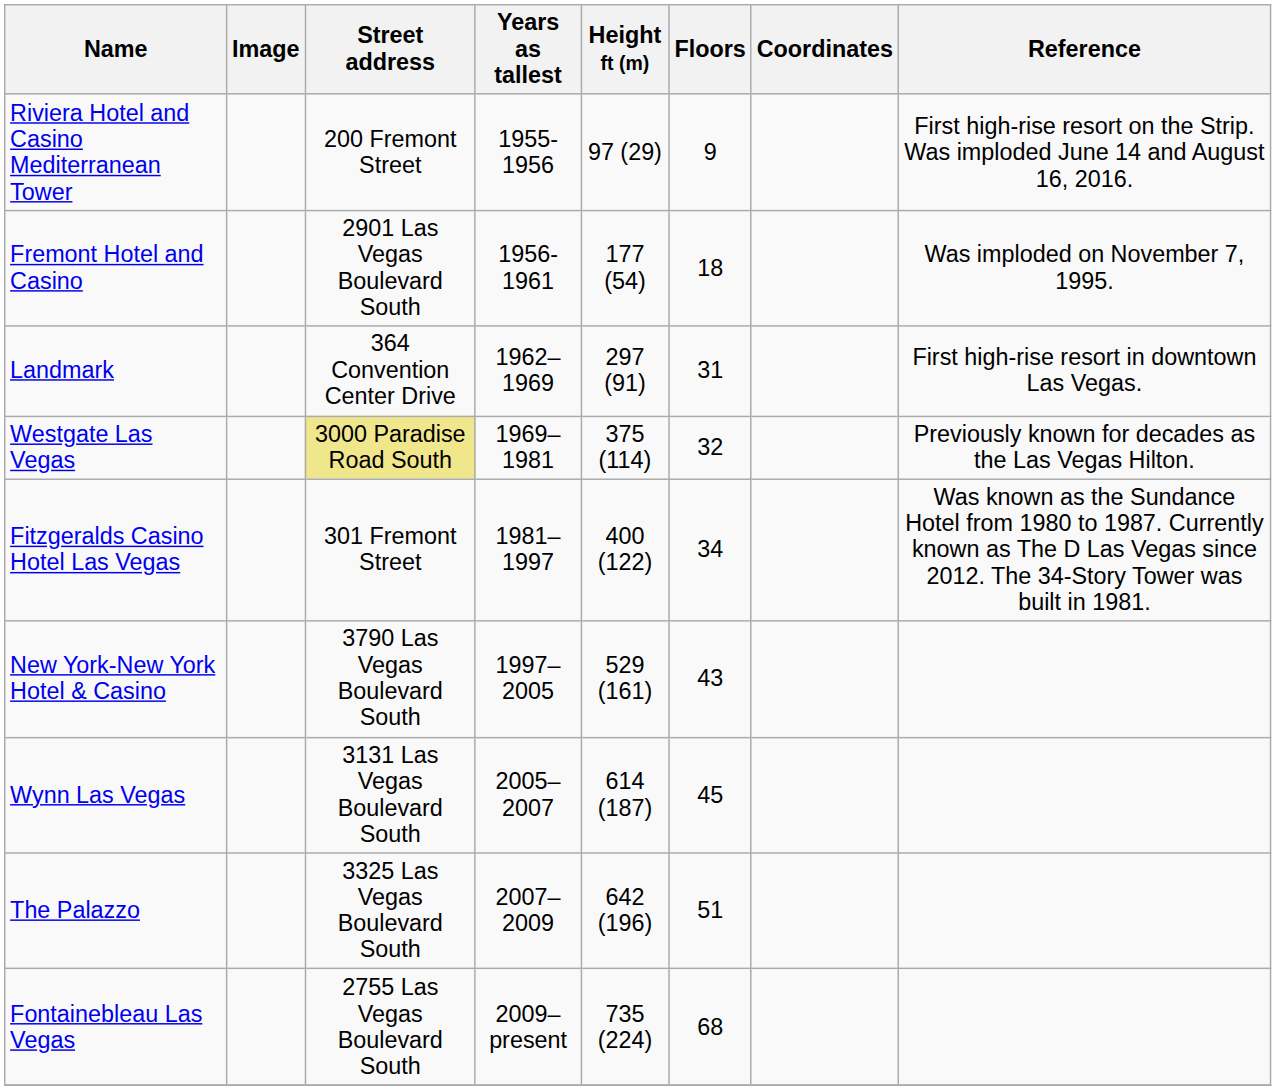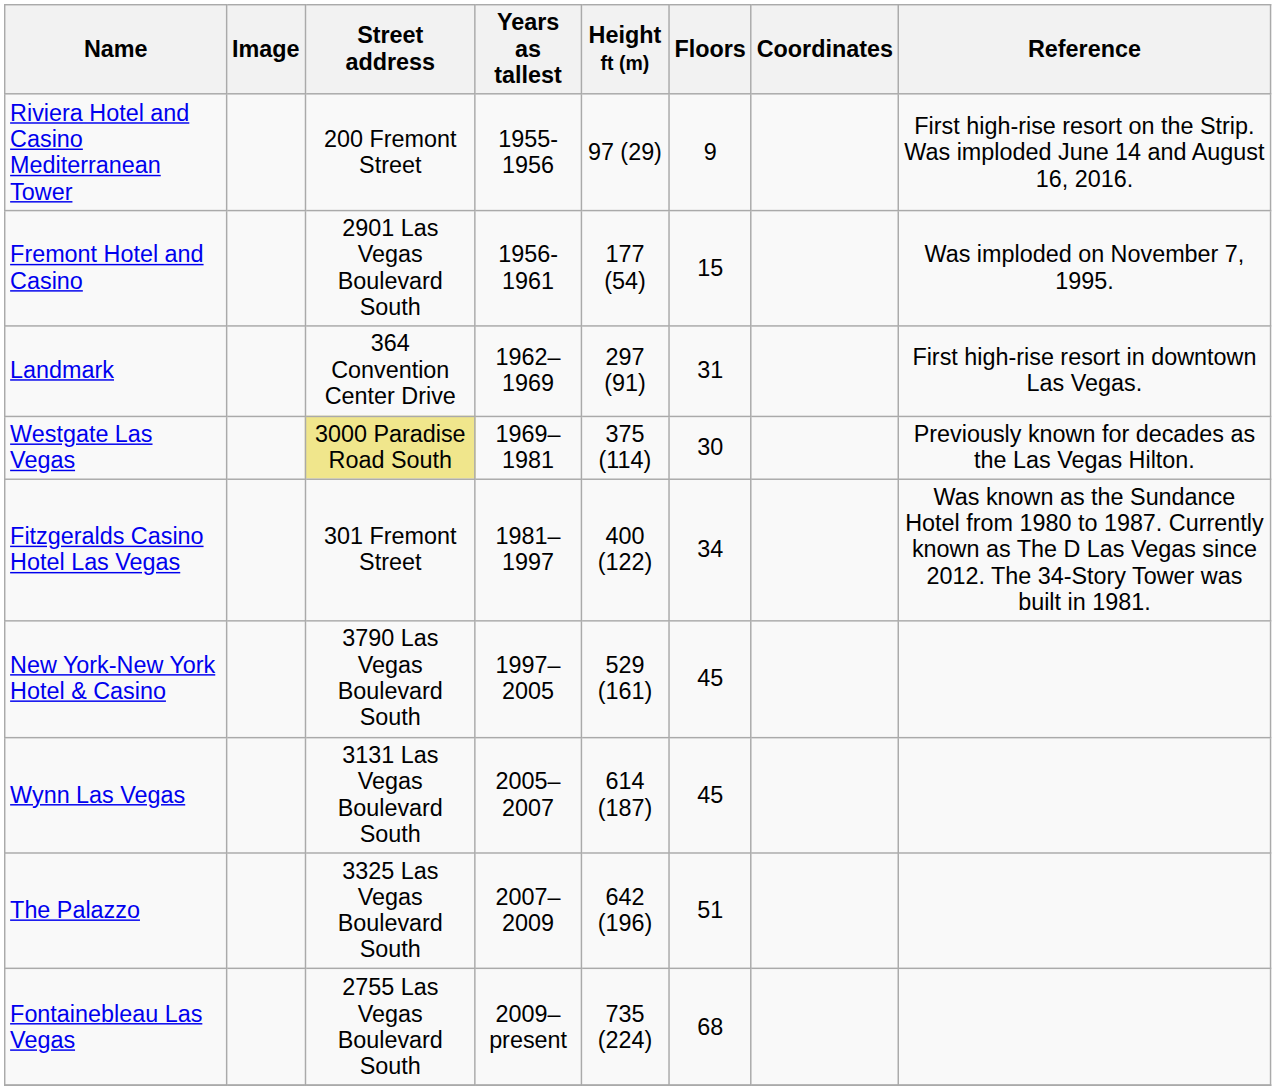(710, 267) 18 -> (710, 267) 15
(710, 447) 32 -> (710, 447) 30
(710, 678) 43 -> (710, 678) 45
